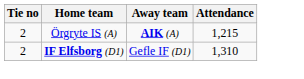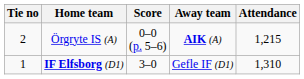+ column: (148, 13)
(23, 51) 2 -> (23, 64) 1
